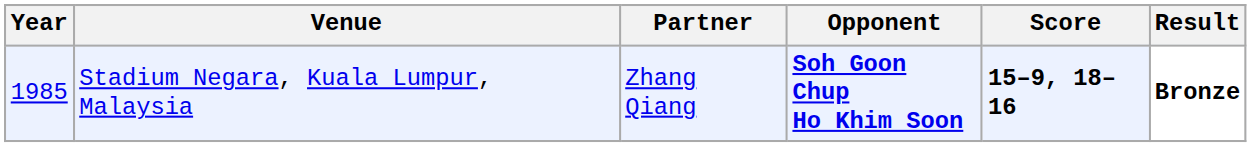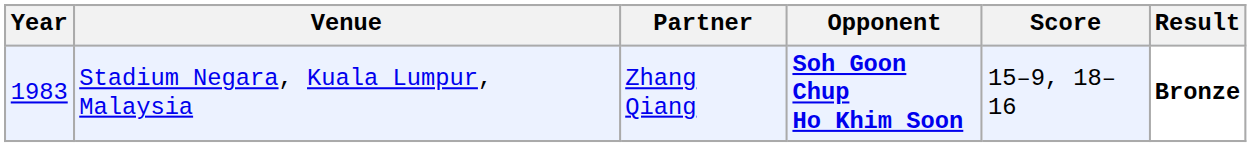(39, 93) 1985 -> (39, 93) 1983
(1052, 93) bold -> (1052, 93) normal
